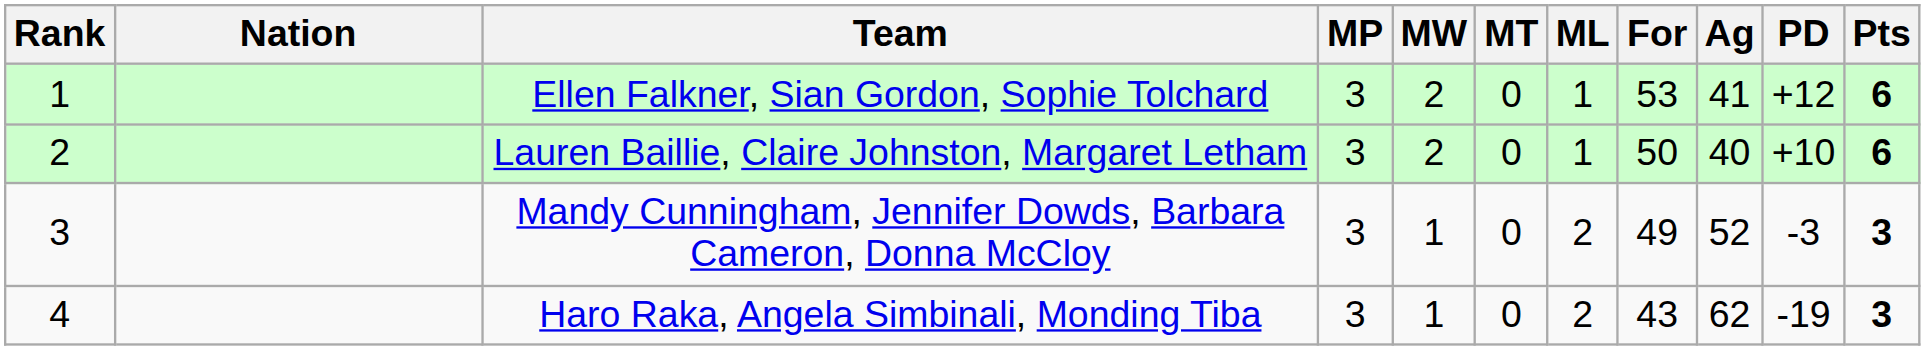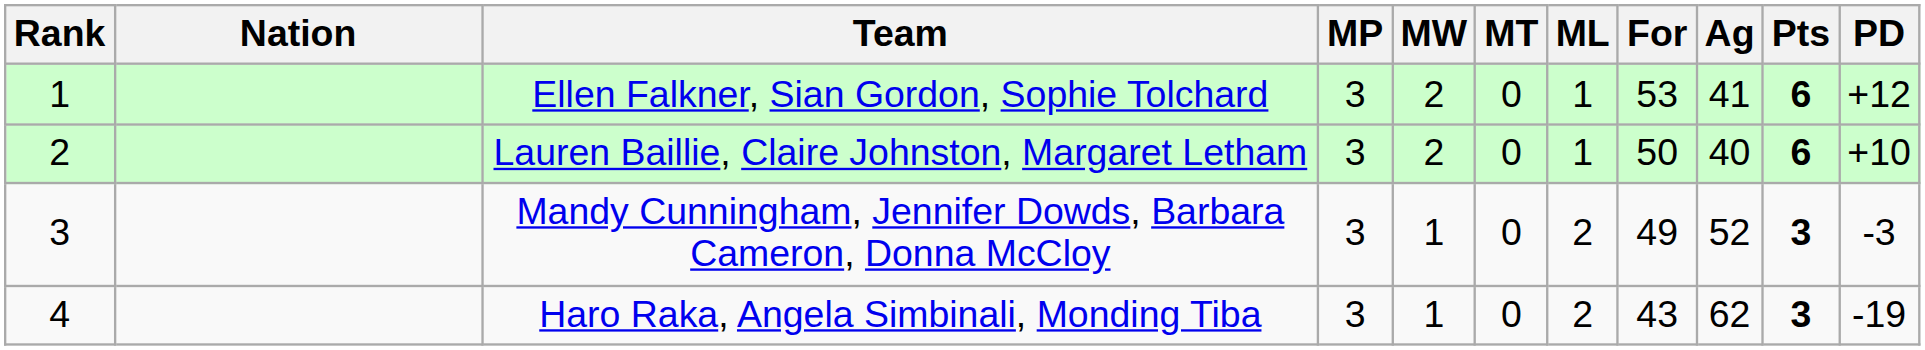columns swapped: (1804, 34) <-> (1882, 34)
